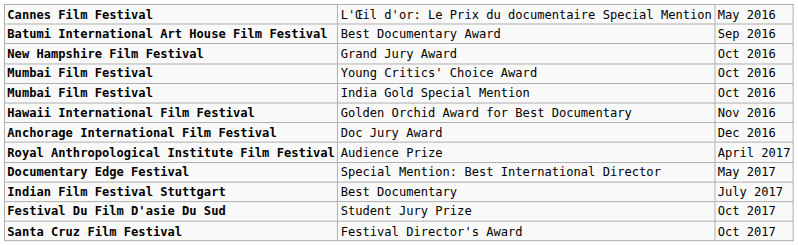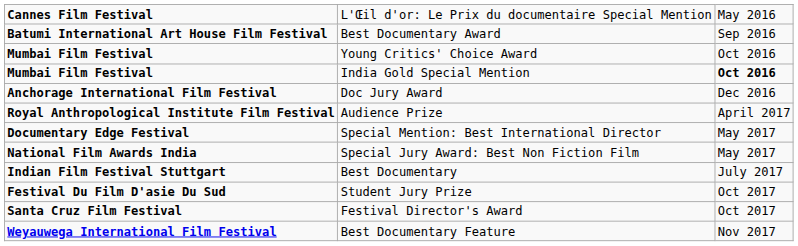- row: (399, 54)
(747, 93) normal -> (747, 73) bold
- row: (486, 113)
+ row: (490, 152)
+ row: (428, 231)
